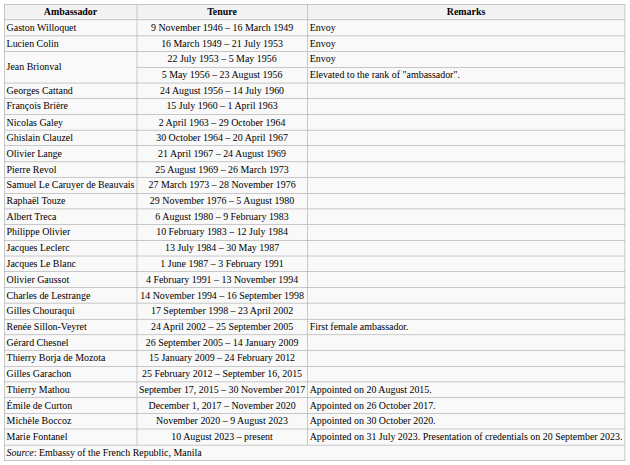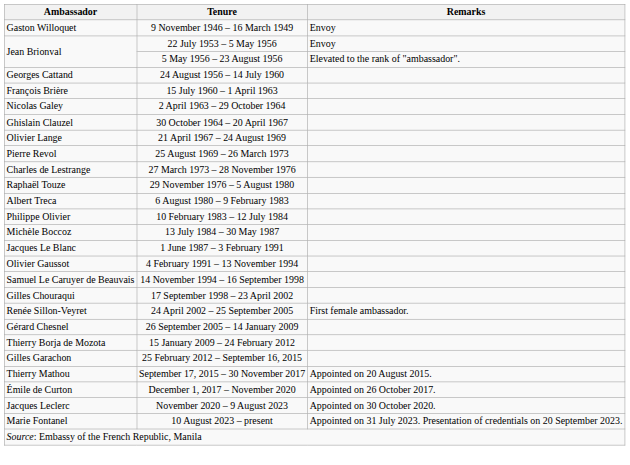- row: (222, 43)
(71, 185) Samuel Le Caruyer de Beauvais -> (48, 169) Charles de Lestrange
(38, 248) Jacques Leclerc -> (39, 232) Michèle Boccoz
(48, 295) Charles de Lestrange -> (71, 279) Samuel Le Caruyer de Beauvais
(39, 421) Michèle Boccoz -> (38, 405) Jacques Leclerc
